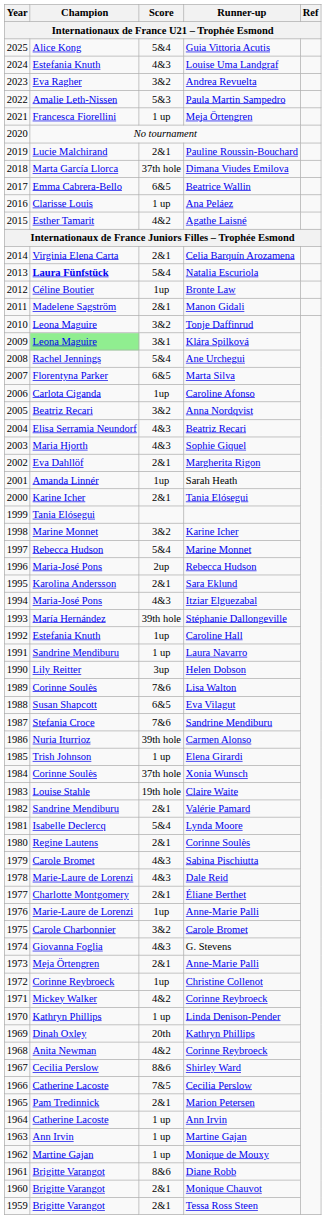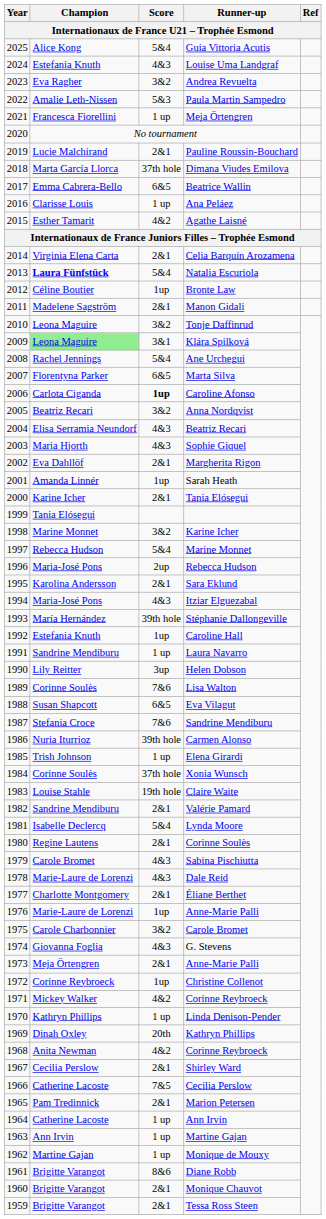(161, 393) normal -> (161, 393) bold
(161, 1068) 8&6 -> (161, 1068) 2&1
